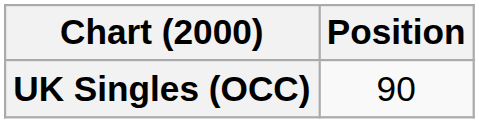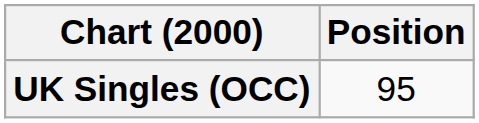(396, 88) 90 -> (396, 88) 95
